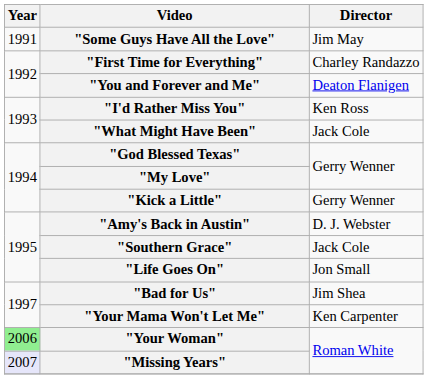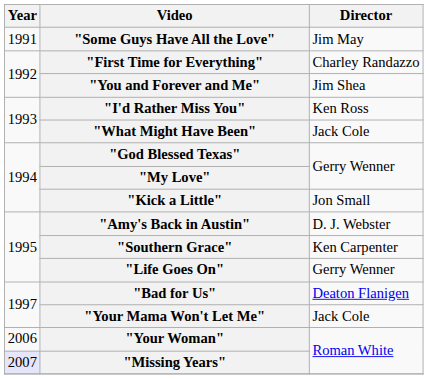(361, 85) Deaton Flanigen -> (339, 85) Jim Shea
(354, 200) Gerry Wenner -> (341, 200) Jon Small
(341, 246) Jack Cole -> (355, 246) Ken Carpenter
(341, 270) Jon Small -> (354, 270) Gerry Wenner
(339, 293) Jim Shea -> (361, 293) Deaton Flanigen
(355, 316) Ken Carpenter -> (341, 316) Jack Cole
(22, 339) lightgreen background -> (22, 339) no background
